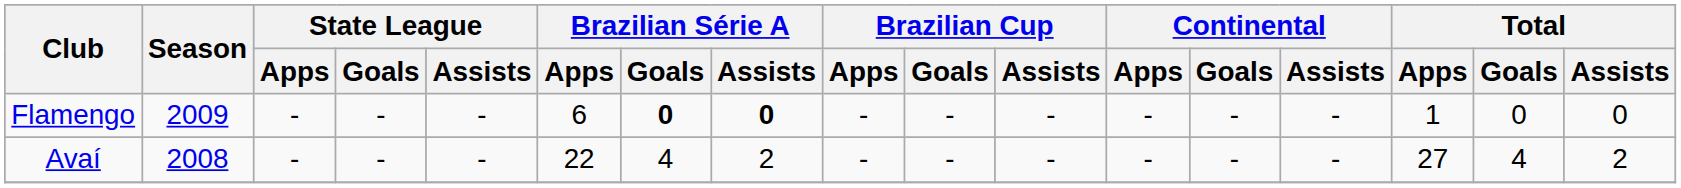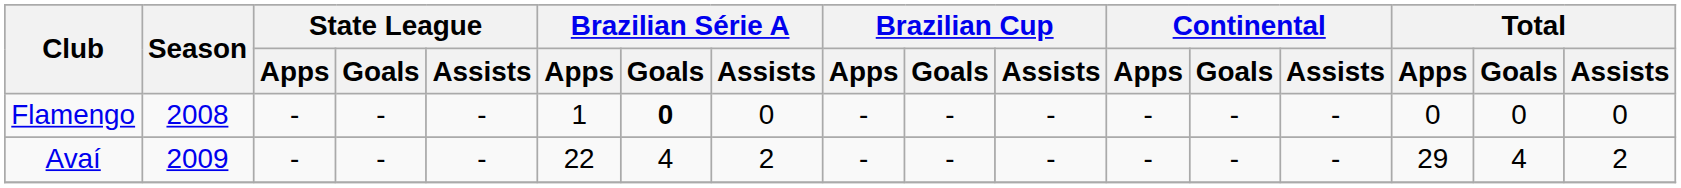(197, 114) 2009 -> (197, 114) 2008
(579, 114) 6 -> (579, 114) 1
(766, 114) bold -> (766, 114) normal
(1433, 114) 1 -> (1433, 114) 0
(197, 159) 2008 -> (197, 159) 2009
(1433, 159) 27 -> (1433, 159) 29
